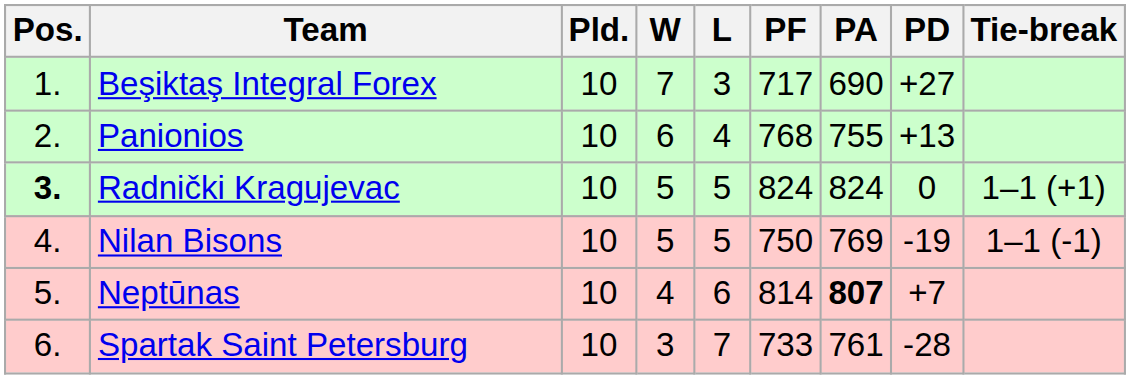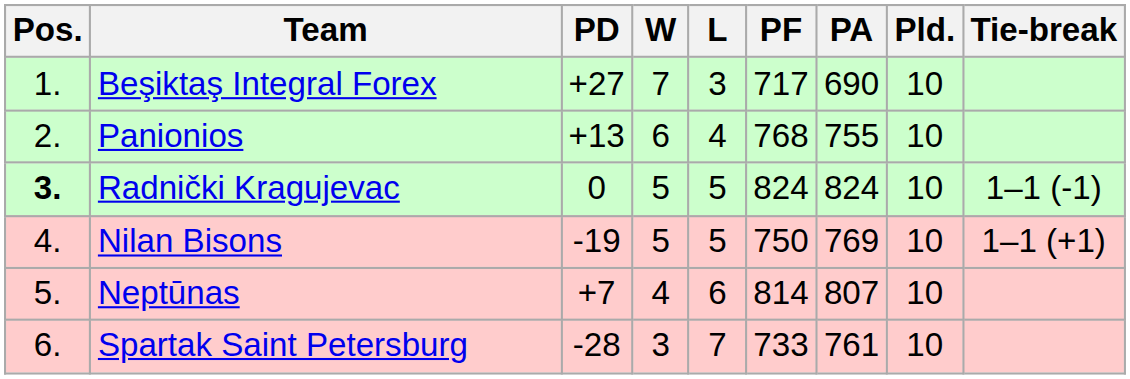columns swapped: (599, 30) <-> (927, 30)
(1044, 188) 1–1 (+1) -> (1044, 188) 1–1 (-1)
(1044, 240) 1–1 (-1) -> (1044, 240) 1–1 (+1)
(856, 293) bold -> (852, 293) normal
